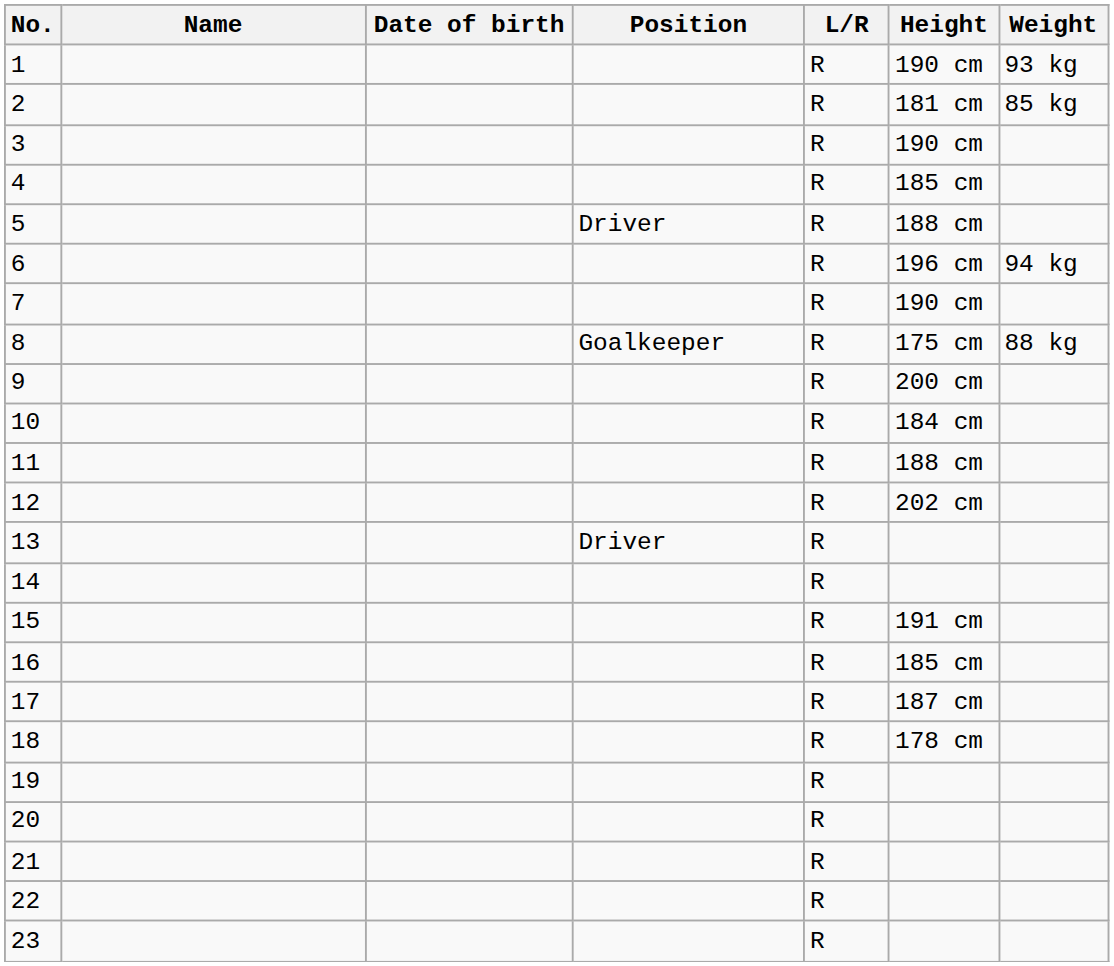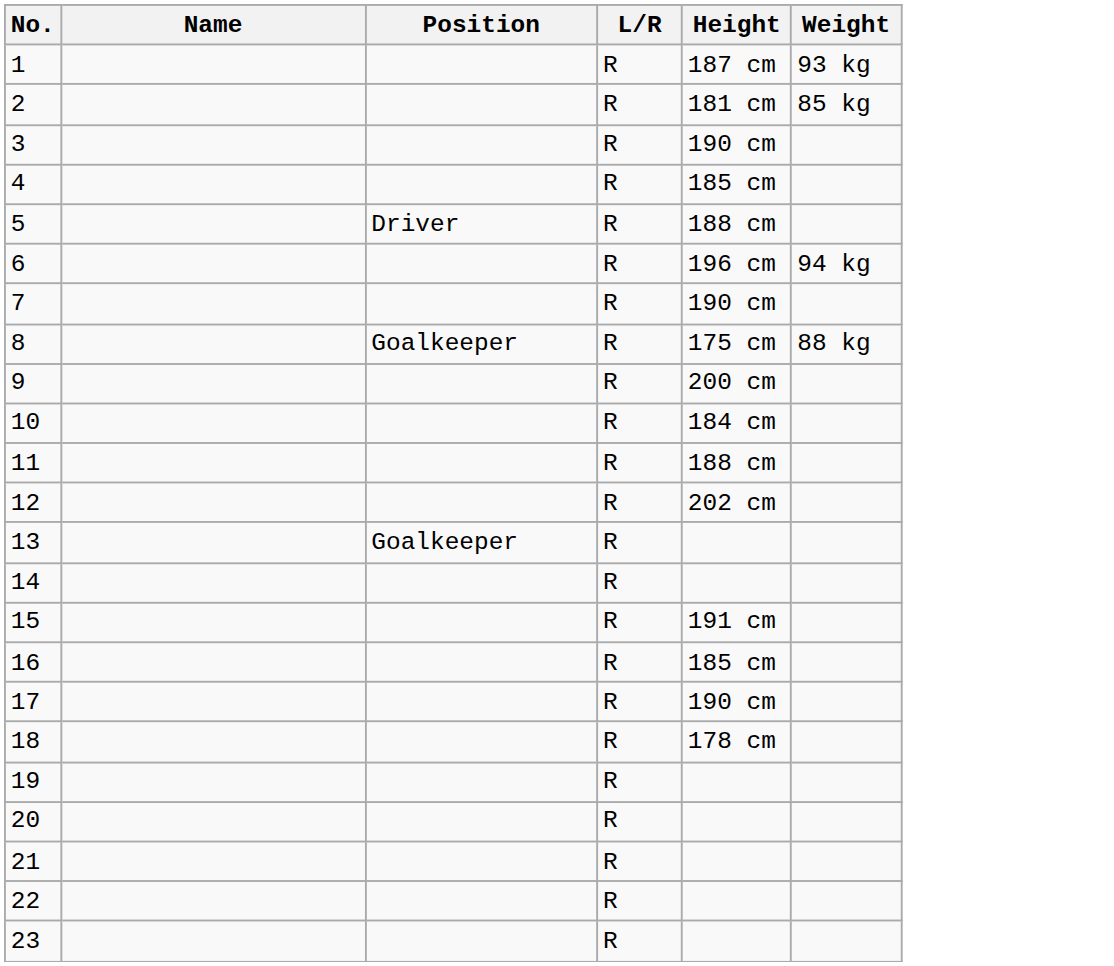- column: (469, 25)
(939, 65) 190 cm -> (732, 65) 187 cm
(622, 543) Driver -> (445, 543) Goalkeeper
(939, 702) 187 cm -> (732, 702) 190 cm
